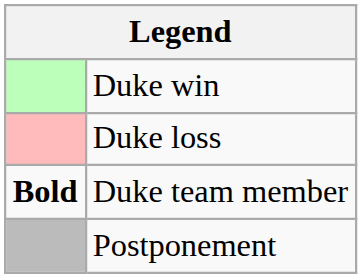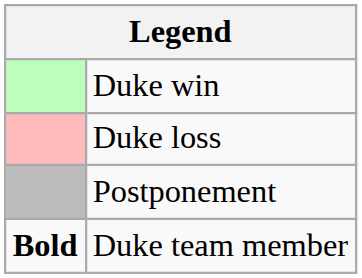rows swapped: (184, 245) <-> (220, 191)
